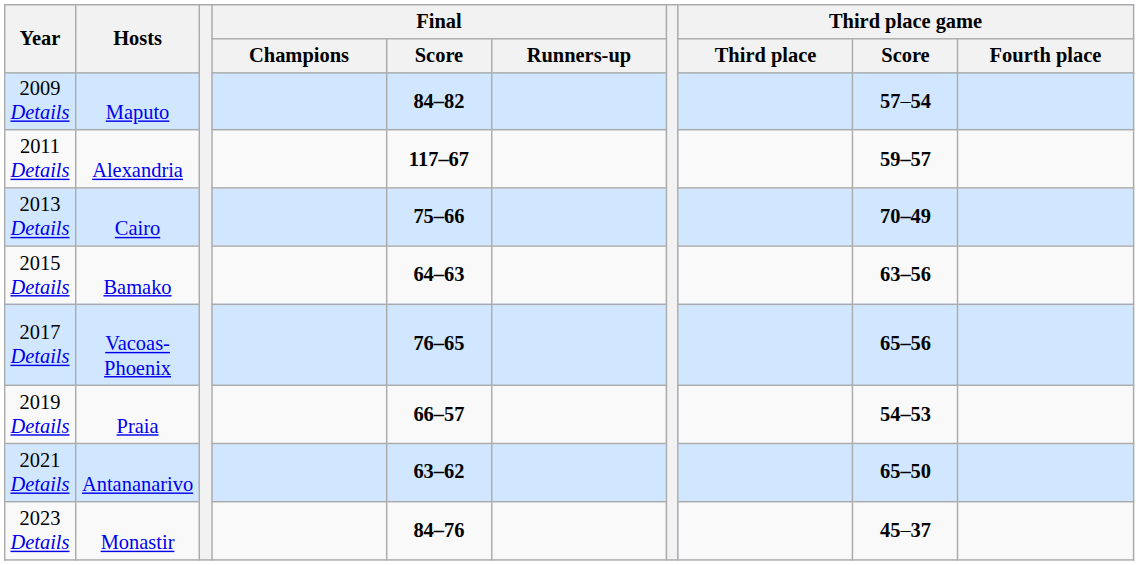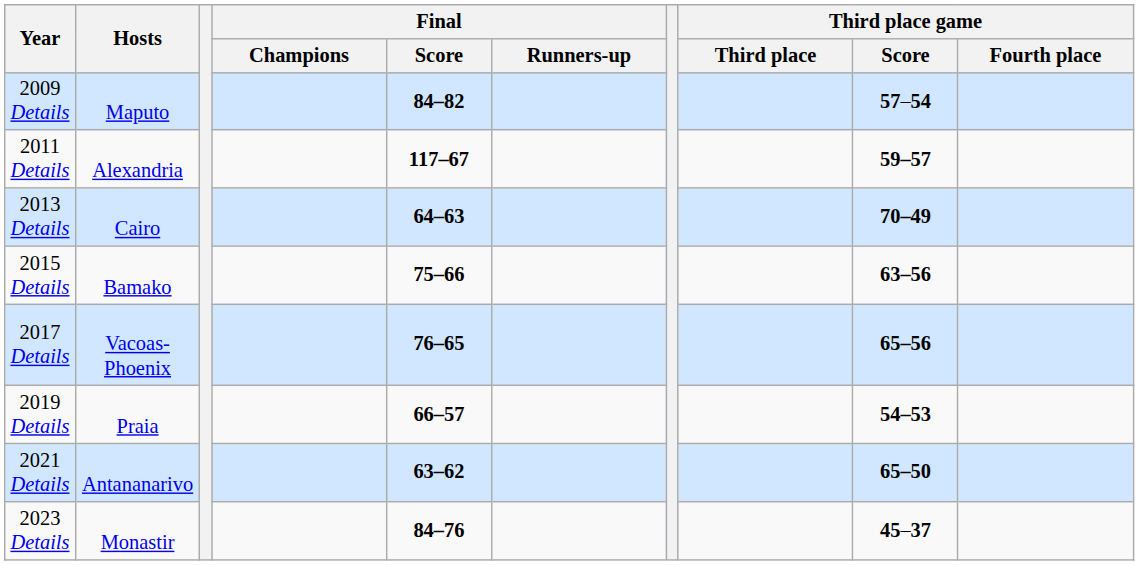(439, 217) 75–66 -> (439, 217) 64–63
(439, 274) 64–63 -> (439, 274) 75–66
